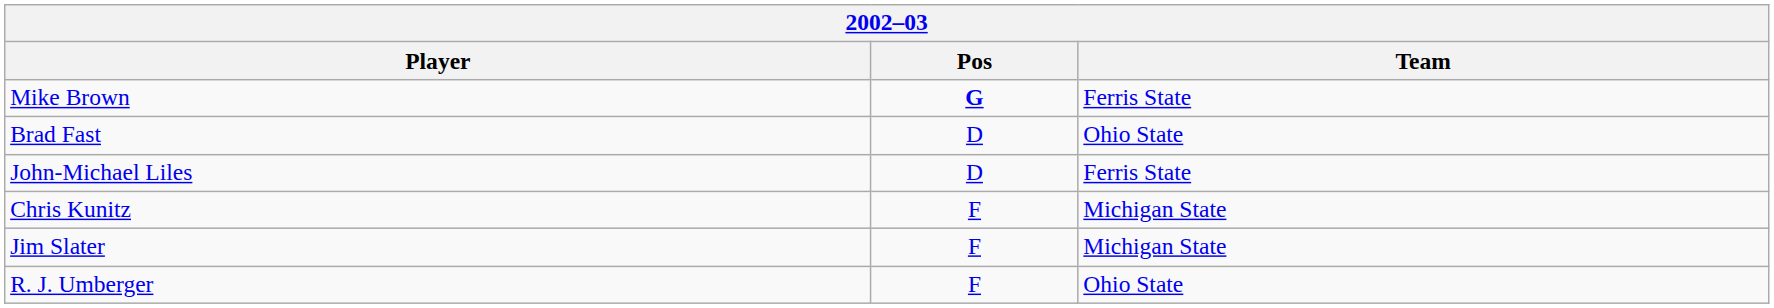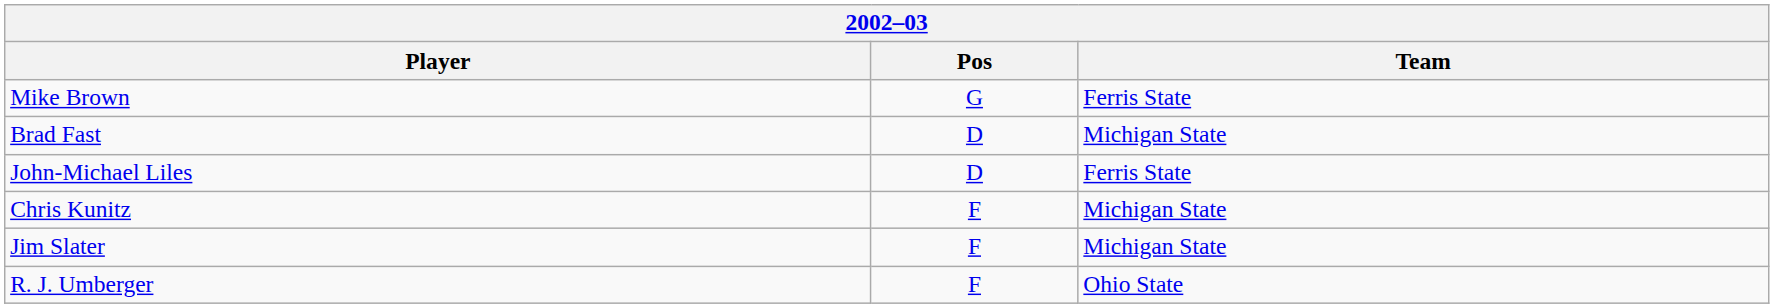(974, 97) bold -> (974, 97) normal
(1133, 135) Ohio State -> (1155, 135) Michigan State
